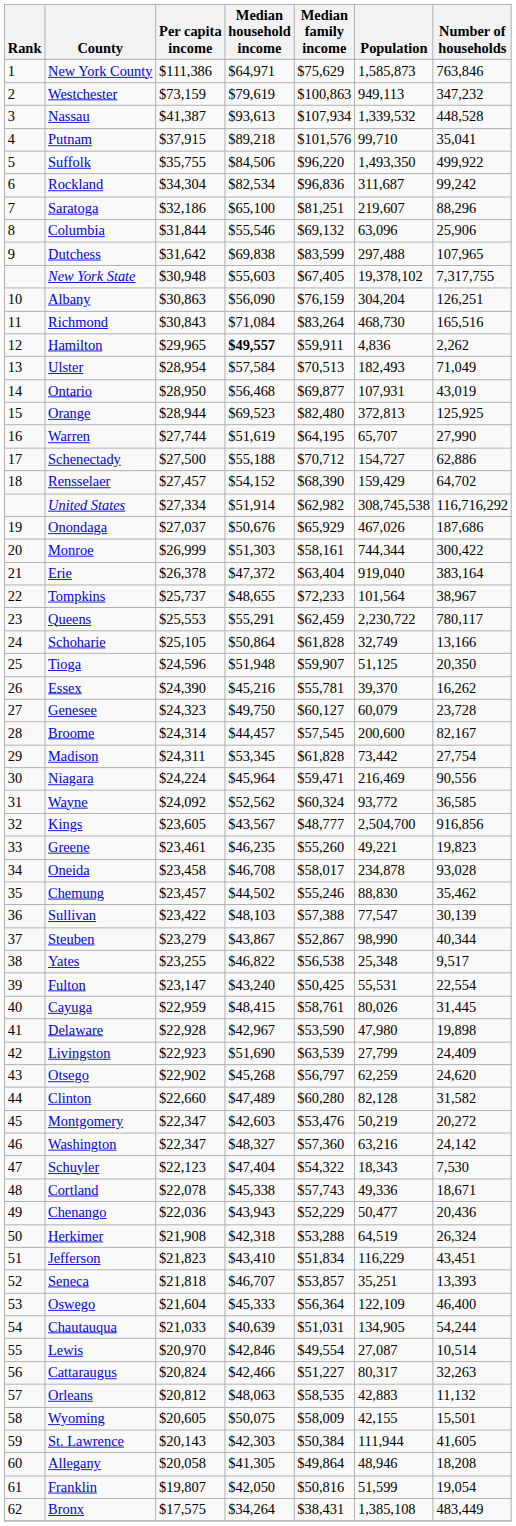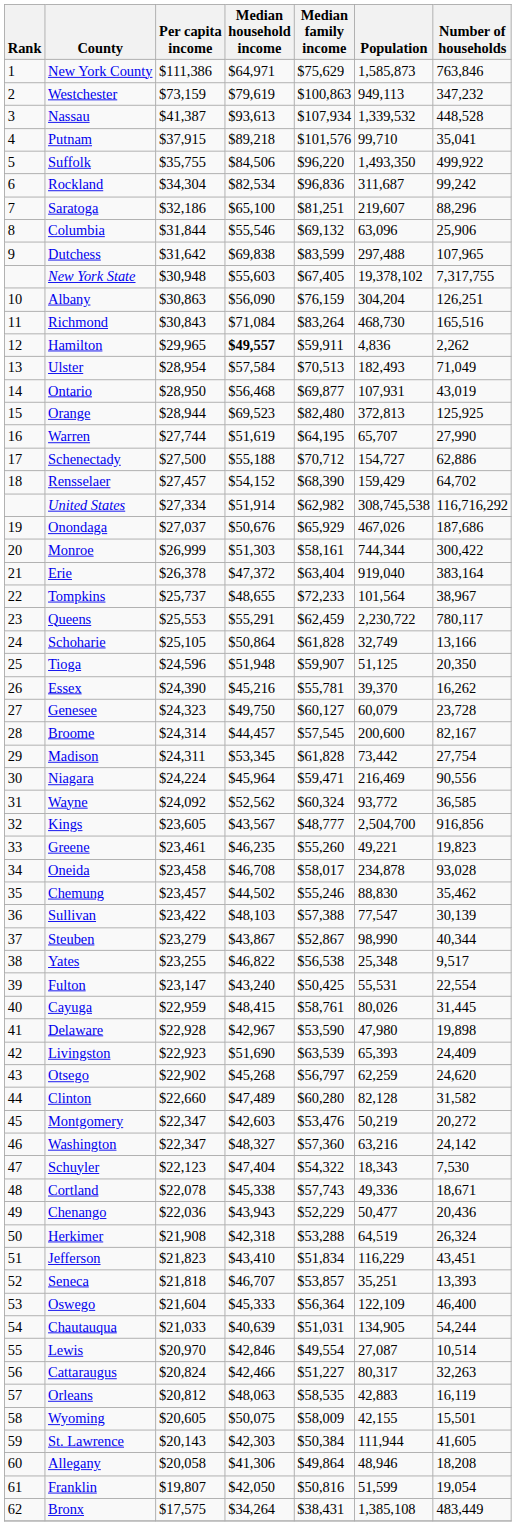(378, 1053) 27,799 -> (378, 1053) 65,393
(456, 1395) 11,132 -> (456, 1395) 16,119
(252, 1464) $41,305 -> (252, 1464) $41,306
